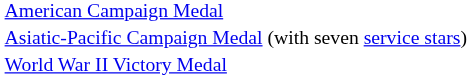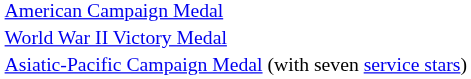rows swapped: (236, 37) <-> (116, 64)
